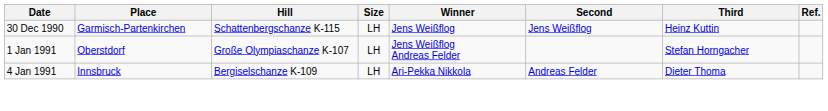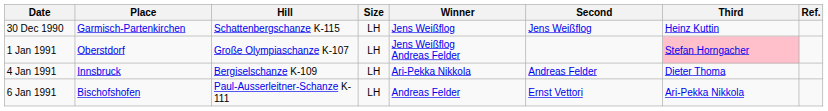(707, 50) no background -> (707, 50) pink background
+ row: (31, 93)
